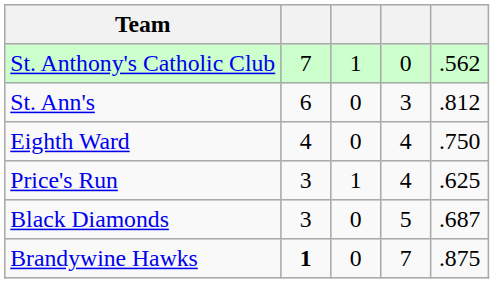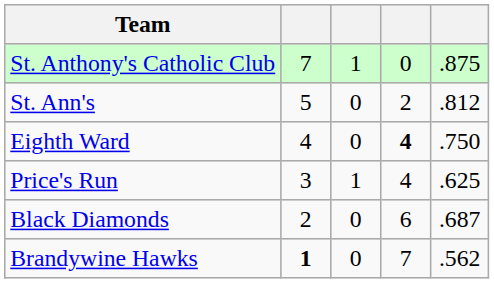(460, 63) .562 -> (460, 63) .875
(306, 102) 6 -> (306, 102) 5
(406, 102) 3 -> (406, 102) 2
(406, 141) normal -> (406, 141) bold
(306, 219) 3 -> (306, 219) 2
(406, 219) 5 -> (406, 219) 6
(460, 258) .875 -> (460, 258) .562
